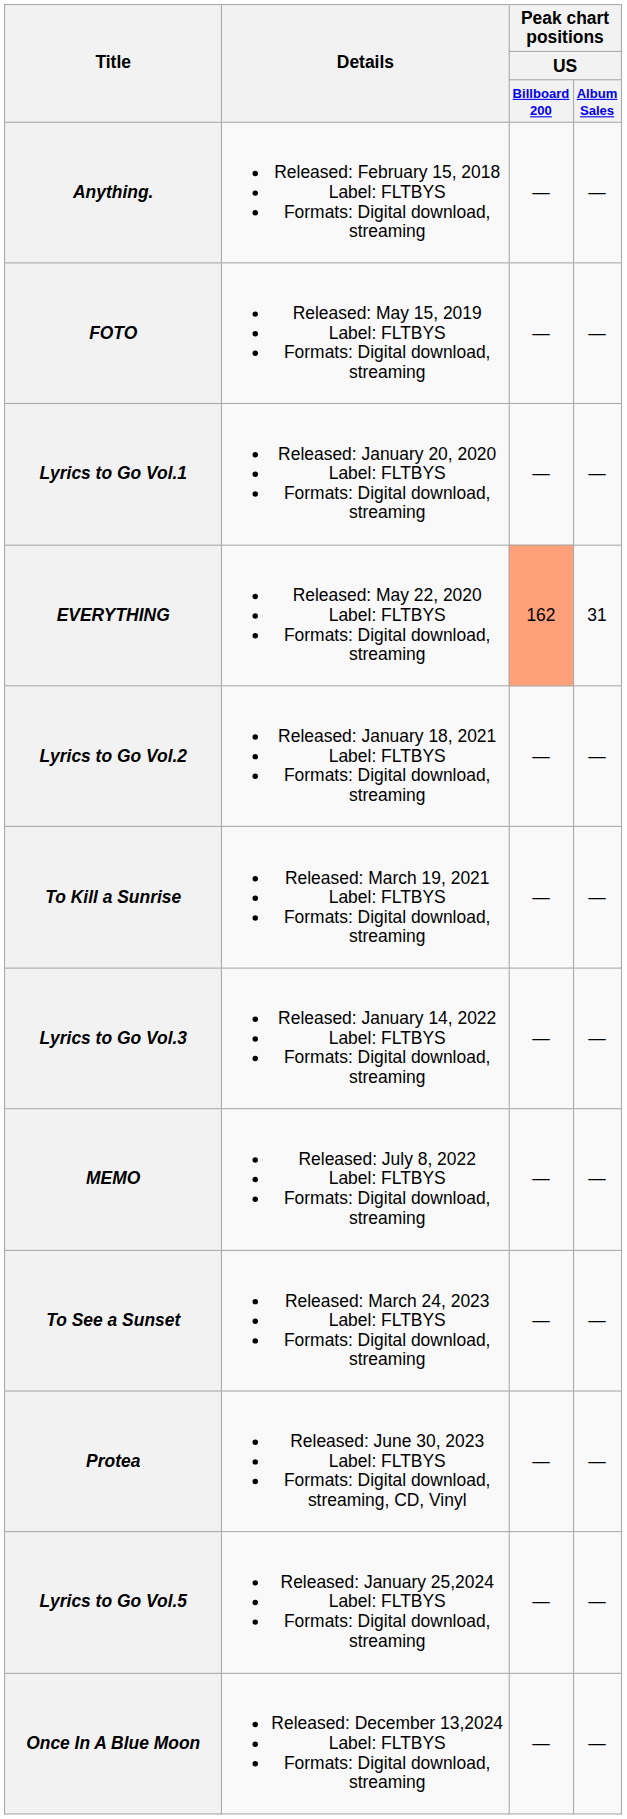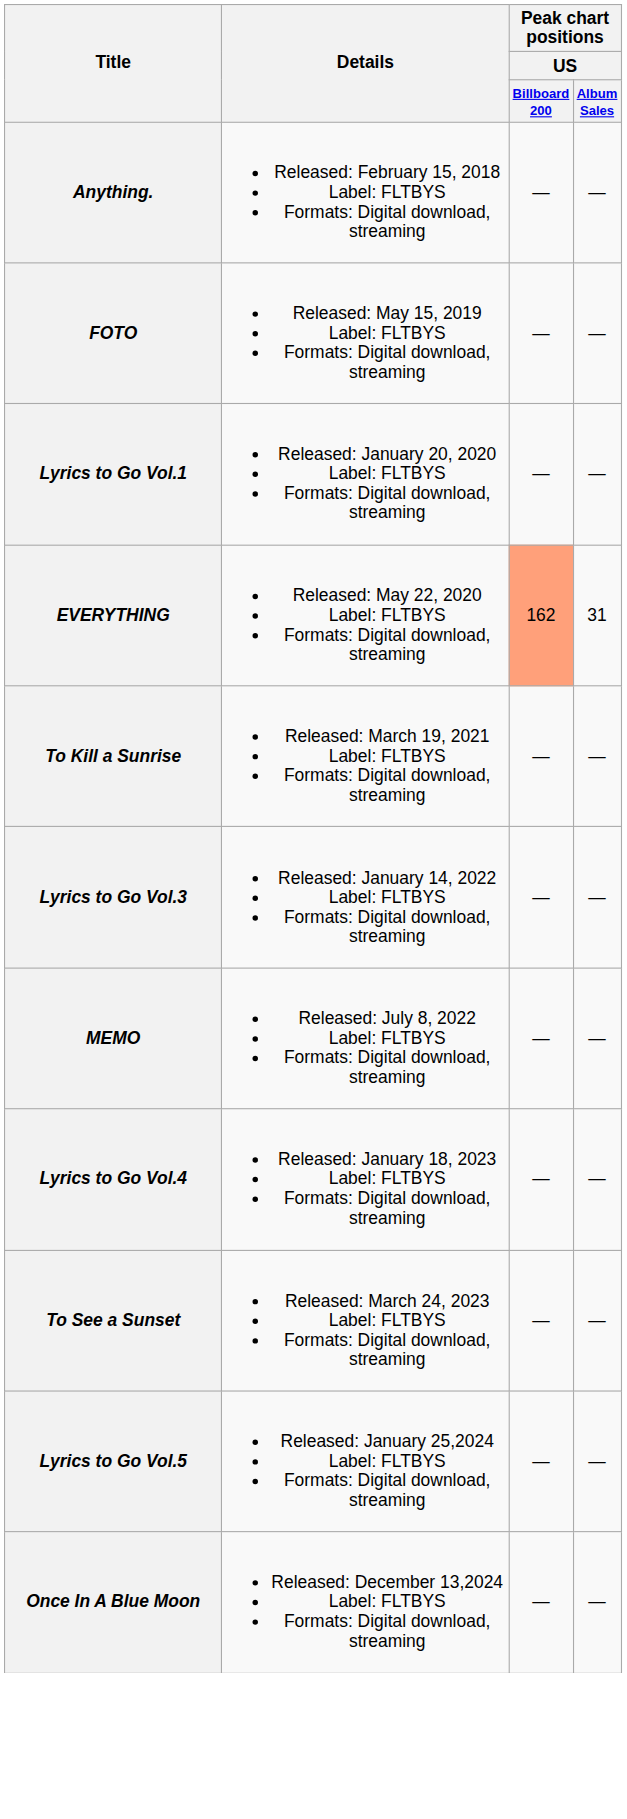- row: (113, 756)
+ row: (113, 1179)
- row: (113, 1461)
